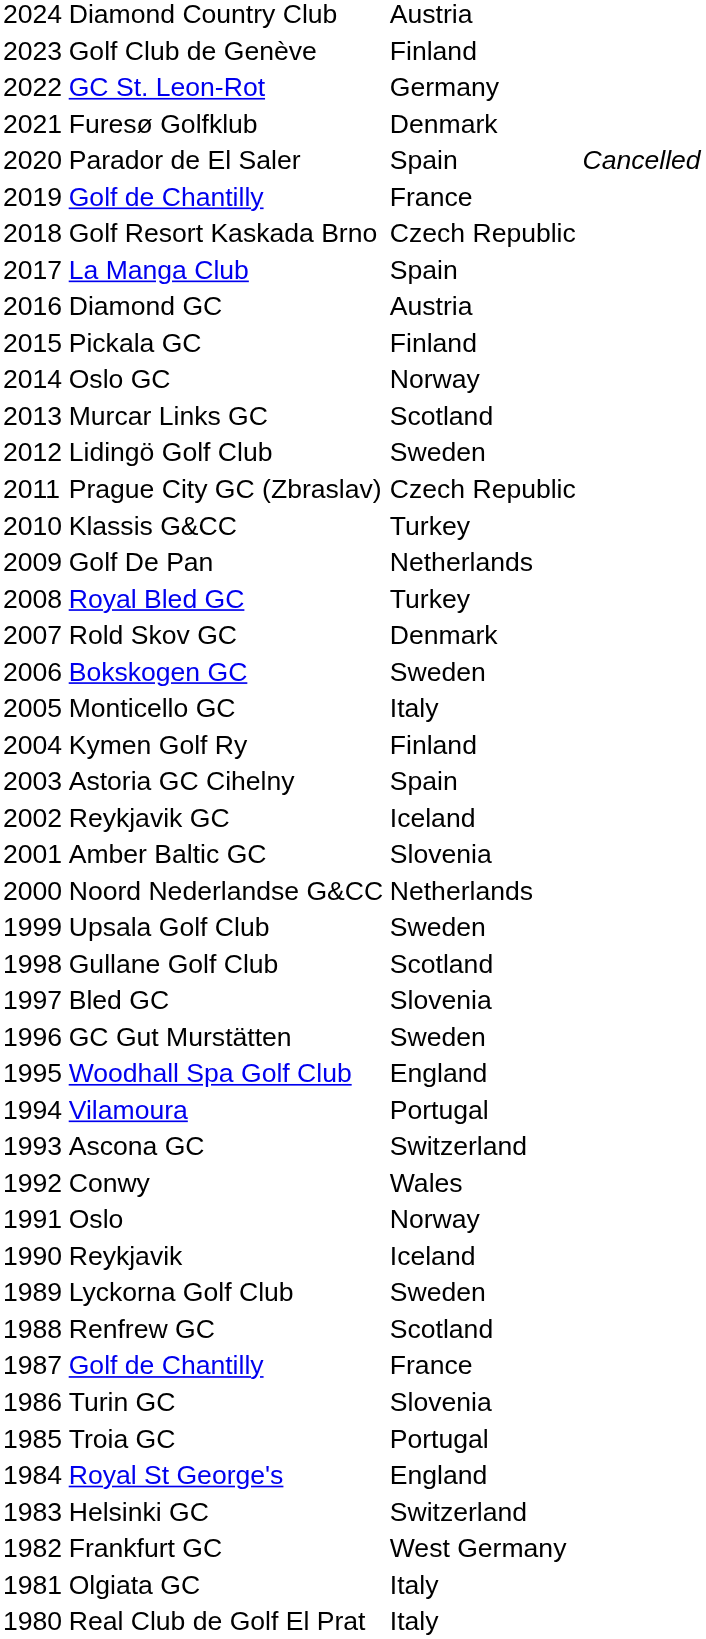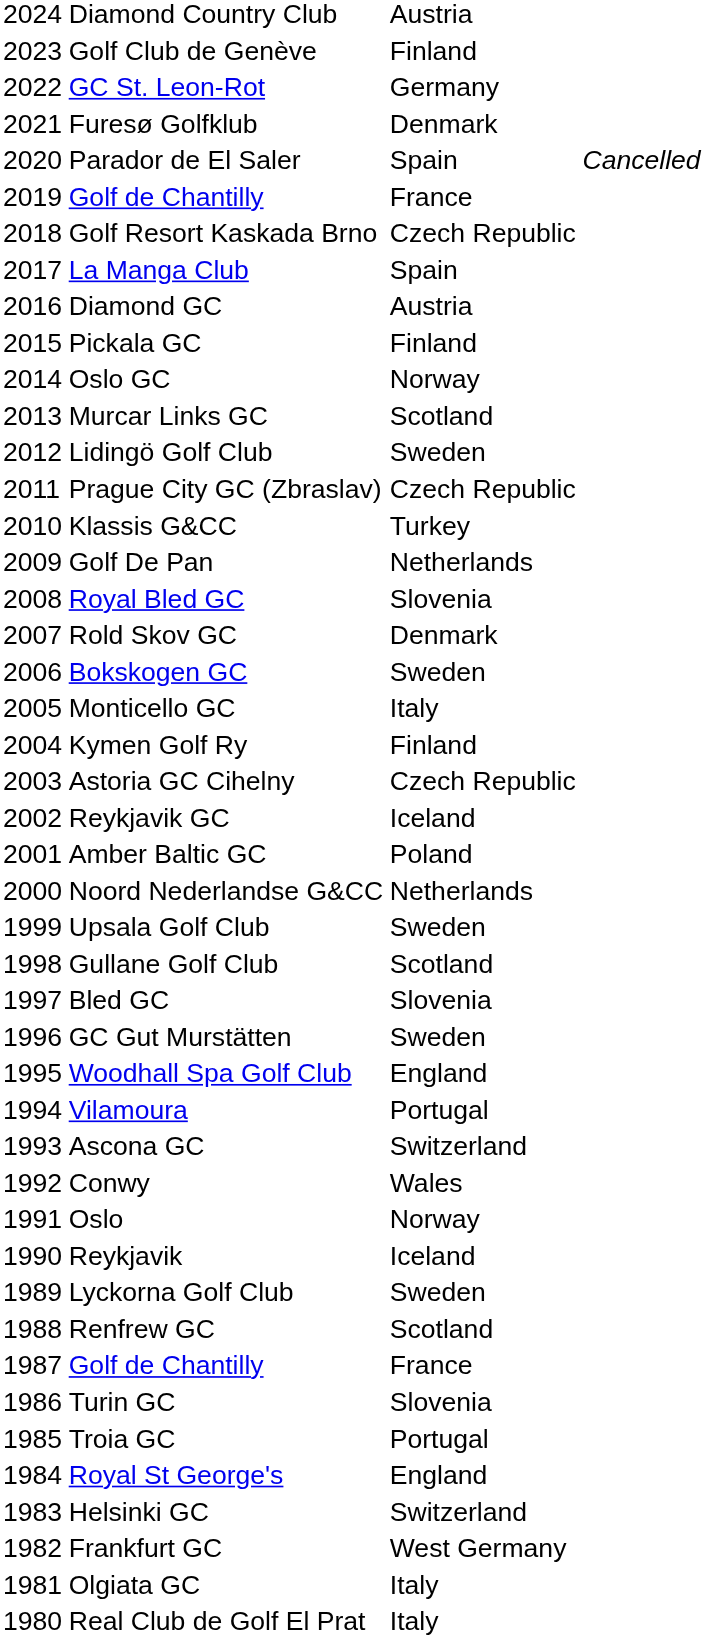(430, 598) Turkey -> (441, 598) Slovenia
(424, 781) Spain -> (483, 781) Czech Republic
(441, 854) Slovenia -> (431, 854) Poland
